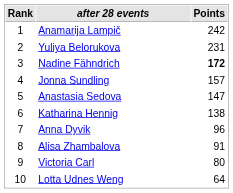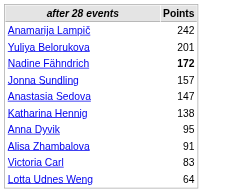- column: (20, 13)
(216, 47) 231 -> (186, 47) 201
(219, 130) 96 -> (189, 130) 95
(219, 163) 80 -> (189, 163) 83
